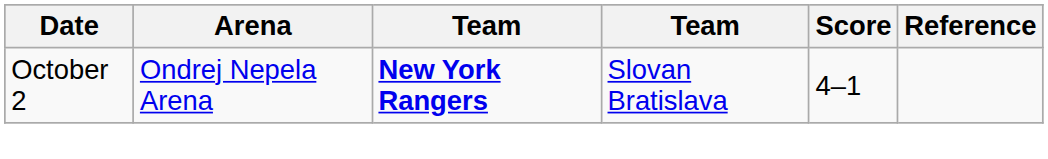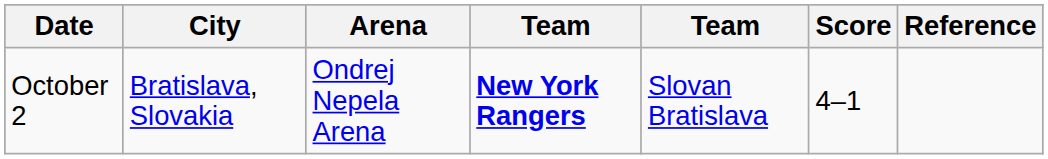+ column: (215, 26)
